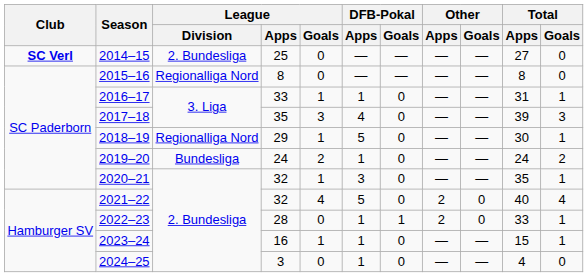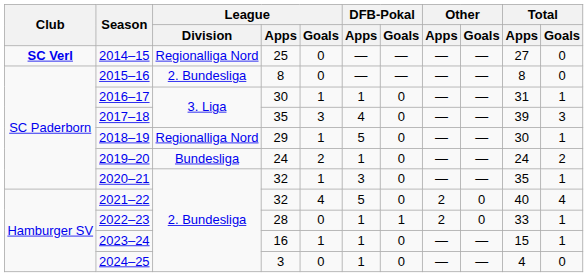(207, 55) 2. Bundesliga -> (207, 55) Regionalliga Nord
(207, 76) Regionalliga Nord -> (207, 76) 2. Bundesliga
(281, 96) 33 -> (281, 96) 30
